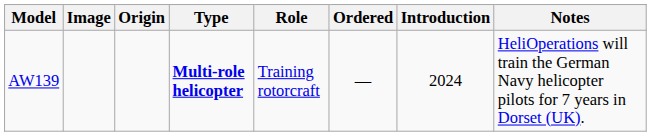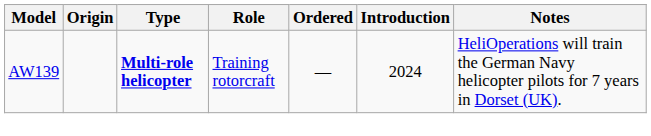- column: (89, 17)
